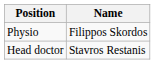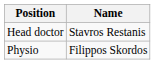rows swapped: (35, 50) <-> (23, 31)
